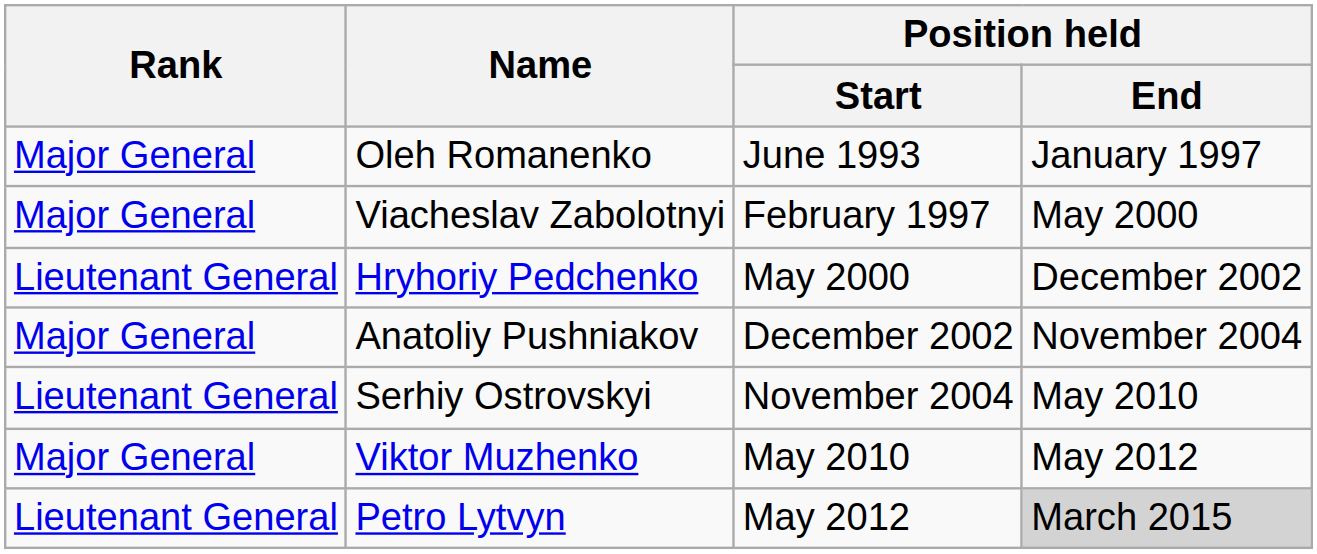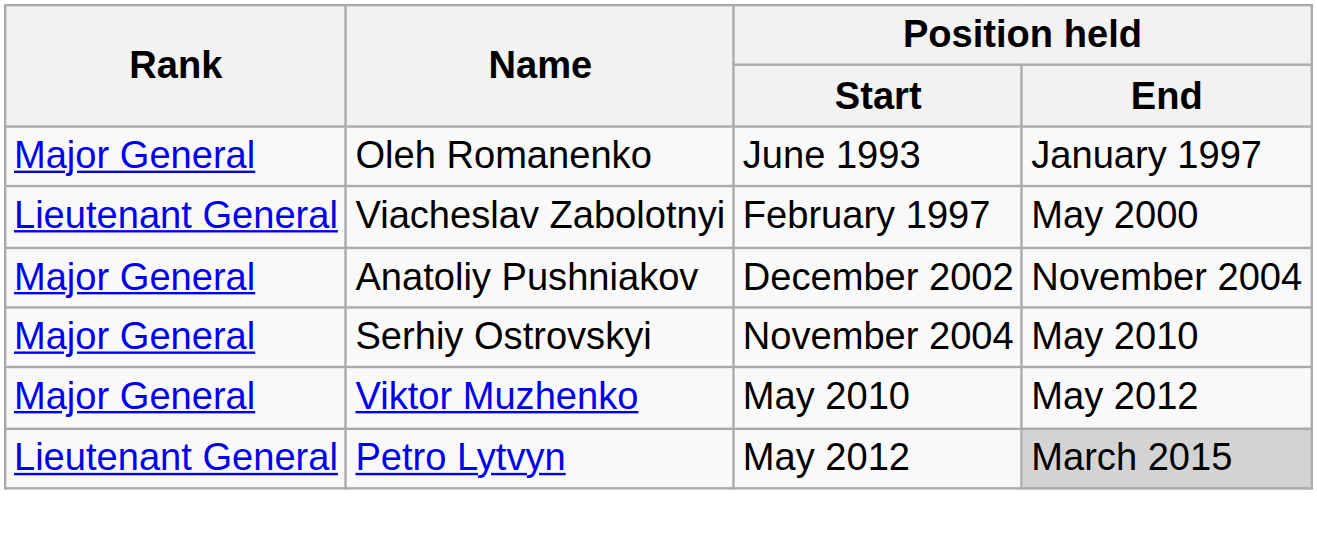(135, 215) Major General -> (176, 215) Lieutenant General
- row: (527, 276)
(176, 397) Lieutenant General -> (135, 336) Major General
